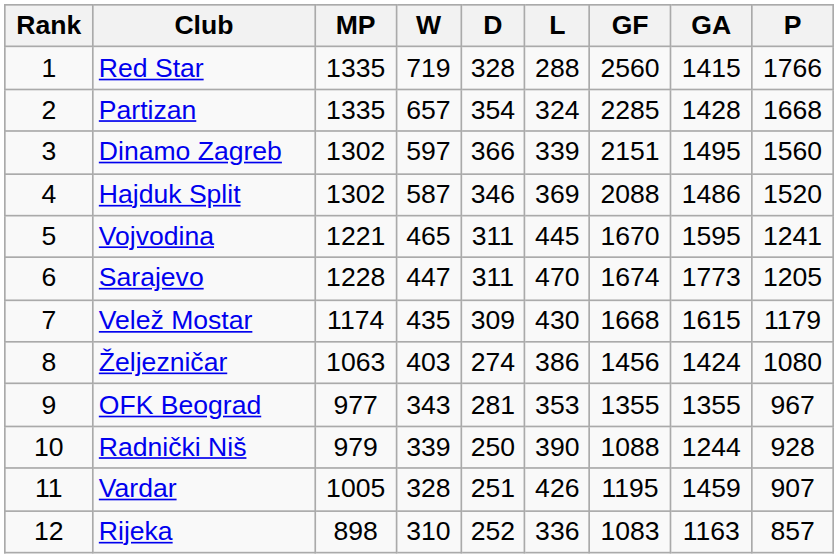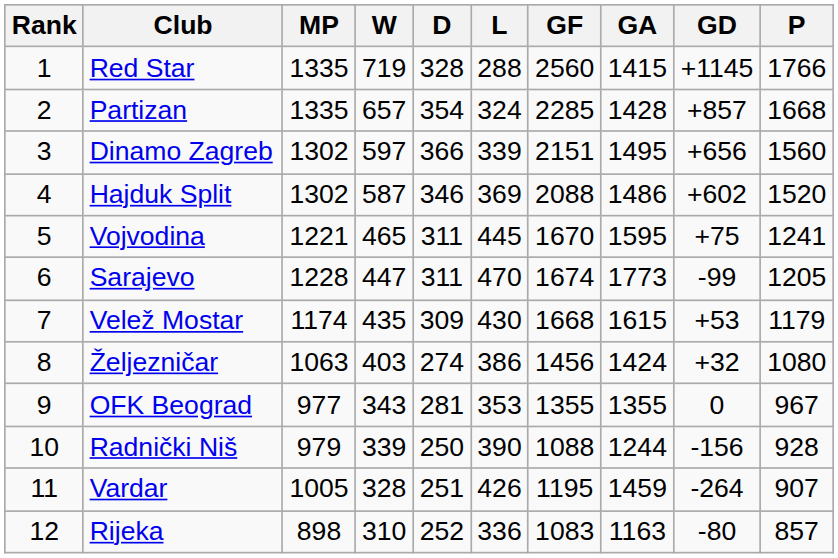+ column: (717, 25)
